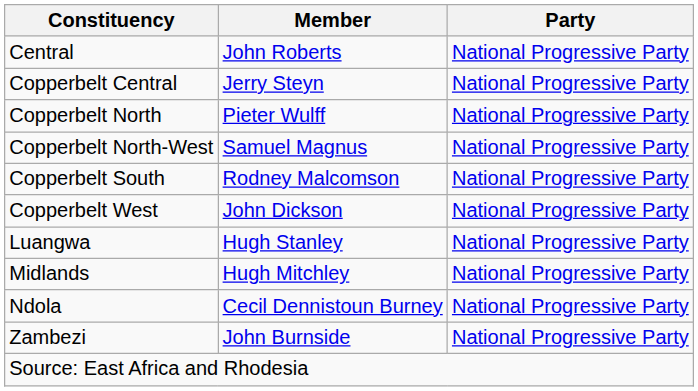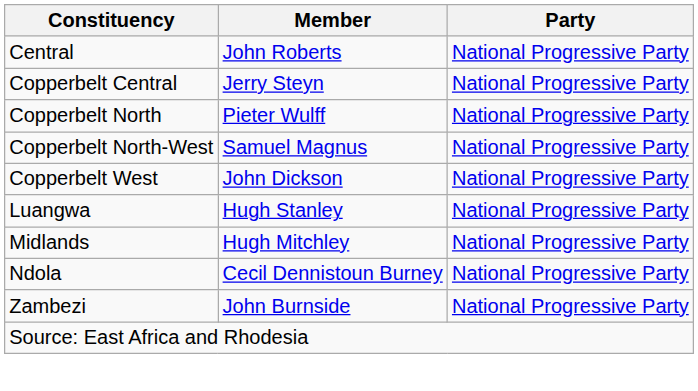- row: (87, 178)
